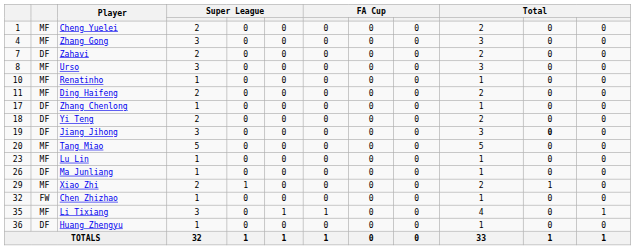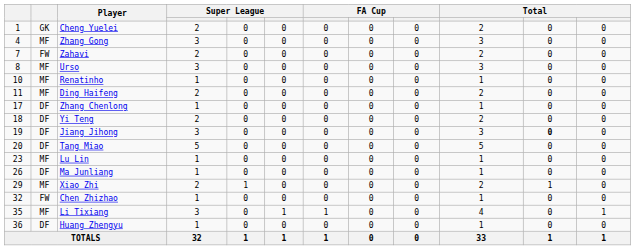(44, 28) MF -> (44, 28) GK
(44, 54) DF -> (44, 54) FW
(44, 146) MF -> (44, 146) DF
